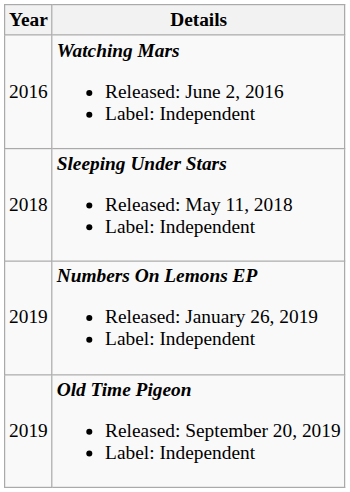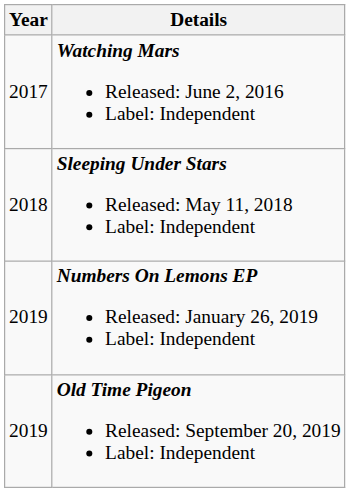(28, 91) 2016 -> (28, 91) 2017
